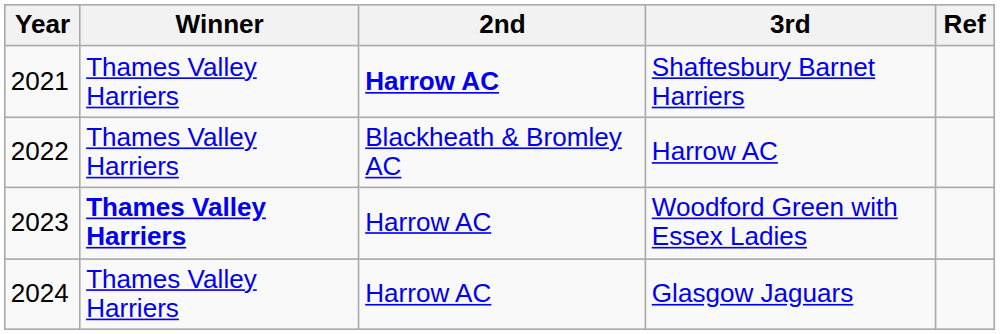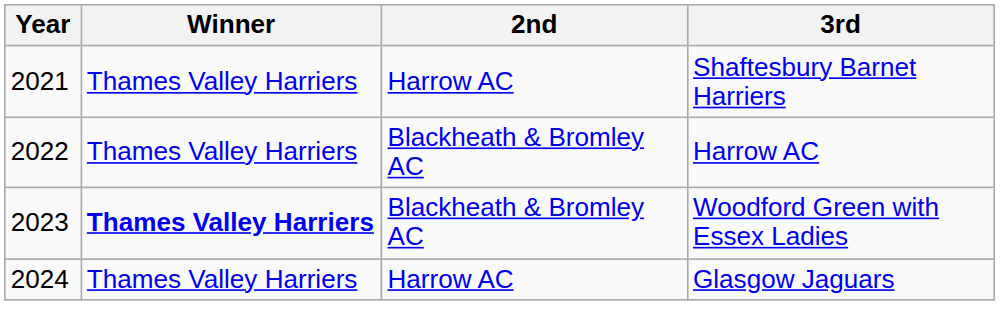- column: (965, 25)
(432, 81) bold -> (451, 81) normal
(428, 222) Harrow AC -> (516, 222) Blackheath & Bromley AC
